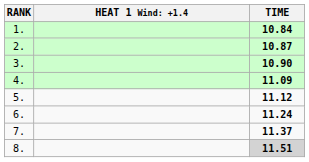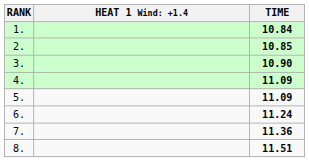(277, 46) 10.87 -> (277, 46) 10.85
(277, 97) 11.12 -> (277, 97) 11.09
(277, 131) 11.37 -> (277, 131) 11.36
(277, 148) lightgrey background -> (277, 148) no background
